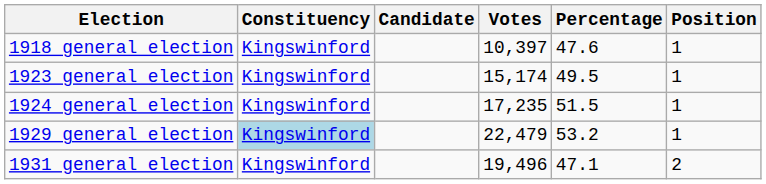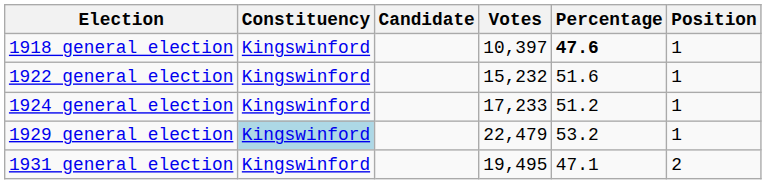(577, 48) normal -> (577, 48) bold
+ row: (121, 77)
- row: (121, 77)
(515, 106) 17,235 -> (515, 106) 17,233
(577, 106) 51.5 -> (577, 106) 51.2
(515, 164) 19,496 -> (515, 164) 19,495
